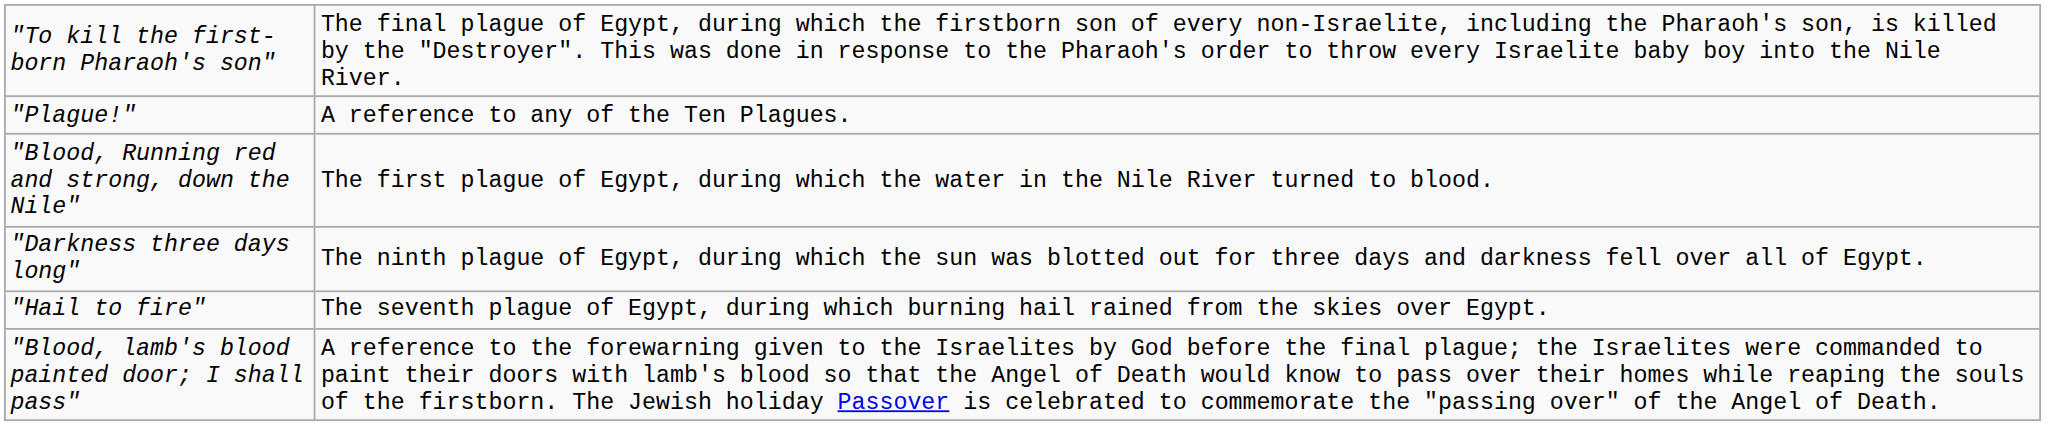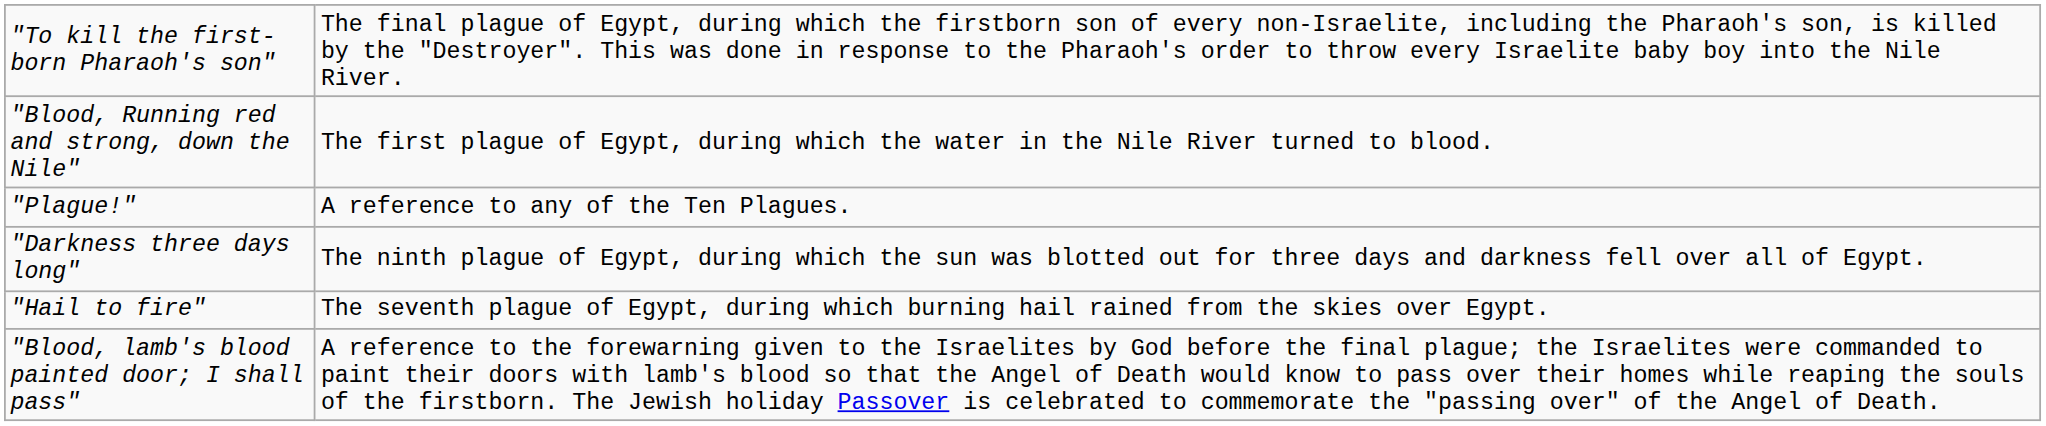rows swapped: (150, 180) <-> (73, 115)
